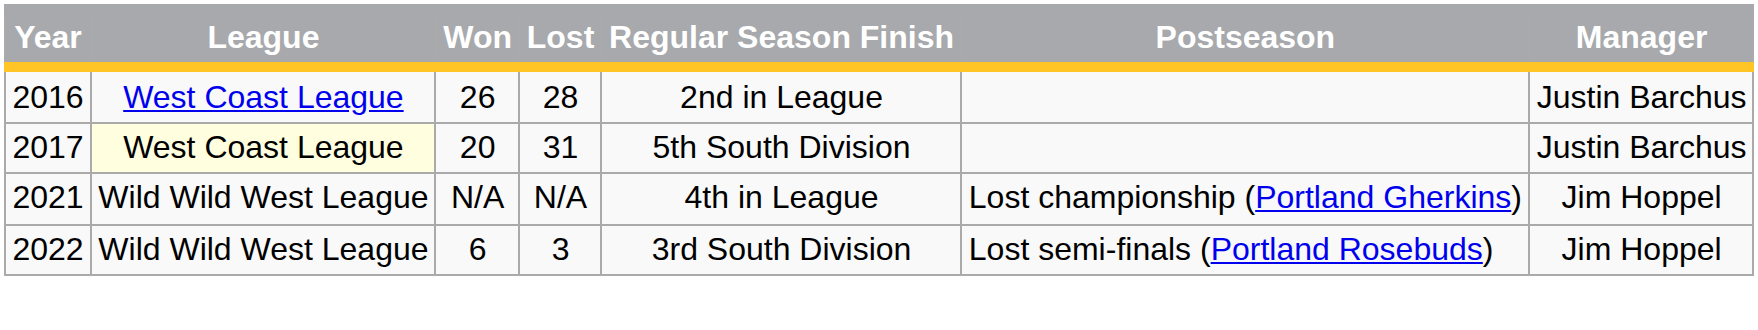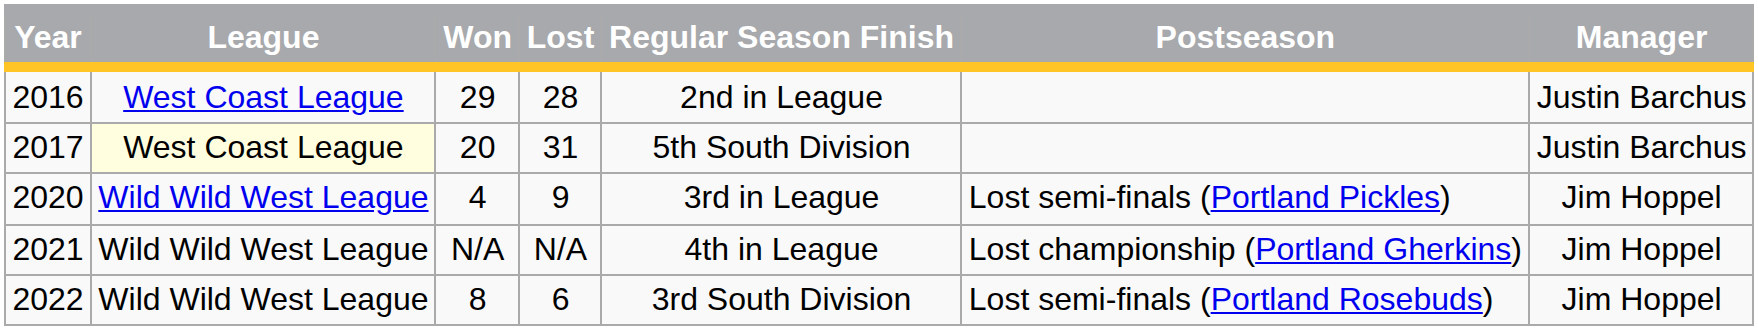(478, 96) 26 -> (478, 96) 29
+ row: (48, 198)
(478, 248) 6 -> (478, 299) 8
(561, 248) 3 -> (561, 299) 6
